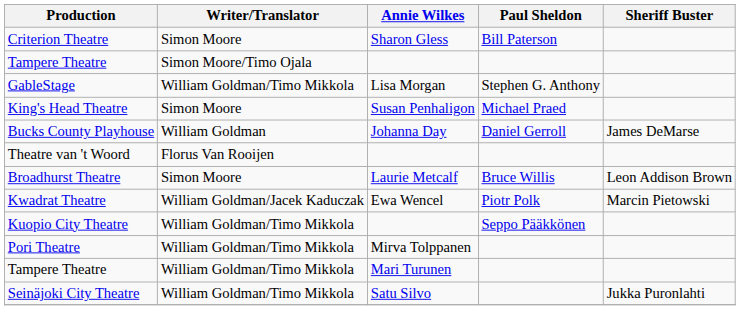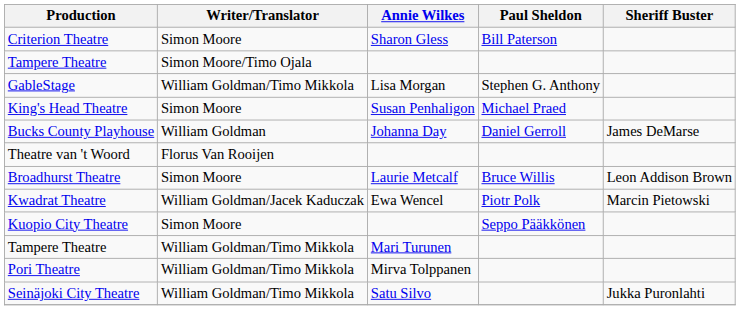(257, 223) William Goldman/Timo Mikkola -> (201, 223) Simon Moore
rows swapped: (57, 270) <-> (44, 246)
